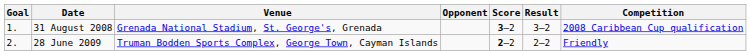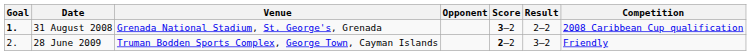(12, 27) normal -> (12, 27) bold
(542, 27) 3–2 -> (542, 27) 2–2
(542, 42) 2–2 -> (542, 42) 3–2
